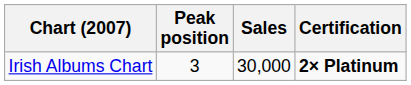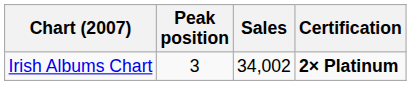(264, 66) 30,000 -> (264, 66) 34,002
